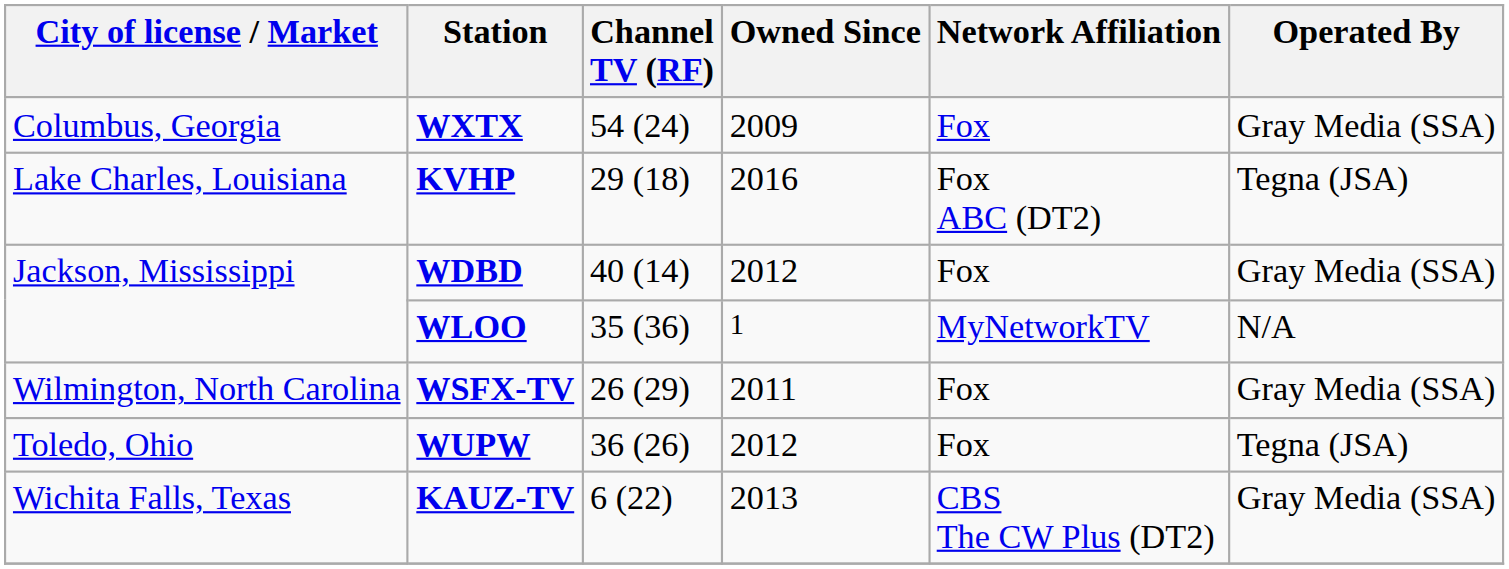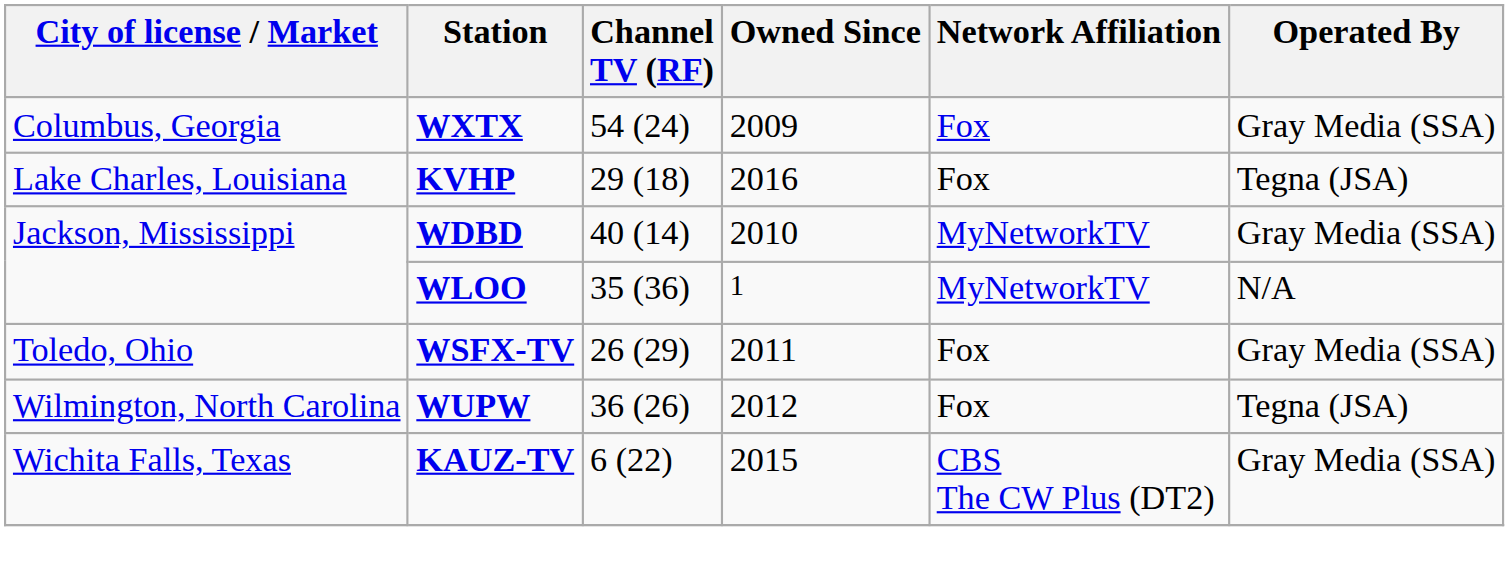(1019, 198) Fox ABC (DT2) -> (963, 178) Fox
(764, 271) 2012 -> (764, 233) 2010
(963, 271) Fox -> (1043, 233) MyNetworkTV
(207, 389) Wilmington, North Carolina -> (103, 350) Toledo, Ohio
(103, 443) Toledo, Ohio -> (207, 405) Wilmington, North Carolina
(764, 498) 2013 -> (764, 459) 2015
